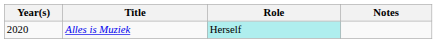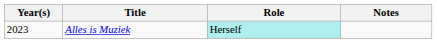(18, 30) 2020 -> (18, 30) 2023
